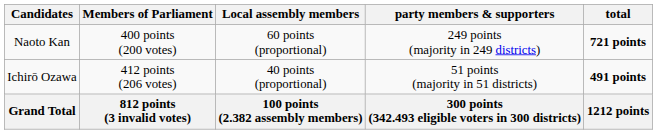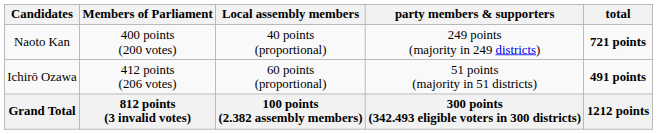(291, 42) 60 points (proportional) -> (291, 42) 40 points (proportional)
(291, 76) 40 points (proportional) -> (291, 76) 60 points (proportional)
